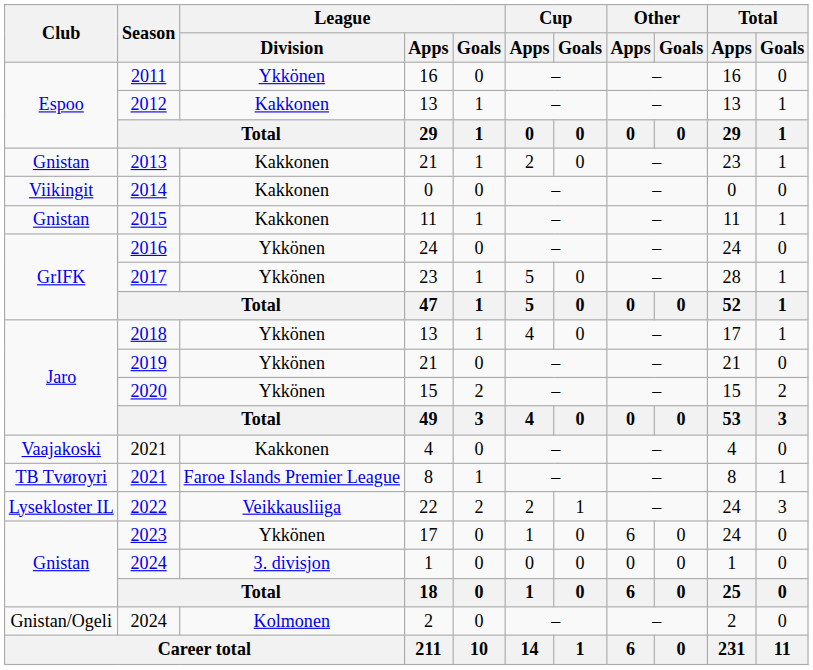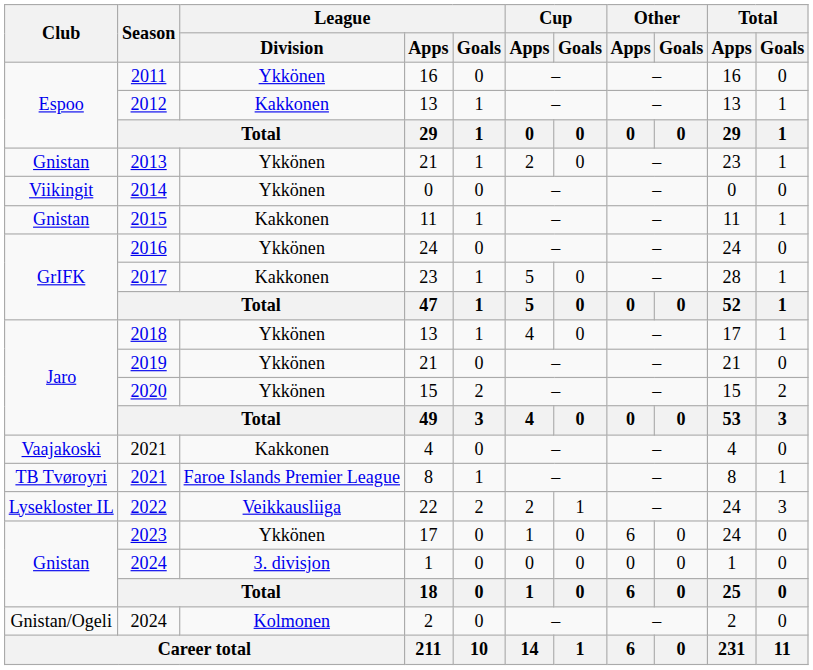(292, 162) Kakkonen -> (292, 162) Ykkönen
(292, 190) Kakkonen -> (292, 190) Ykkönen
(292, 276) Ykkönen -> (292, 276) Kakkonen
